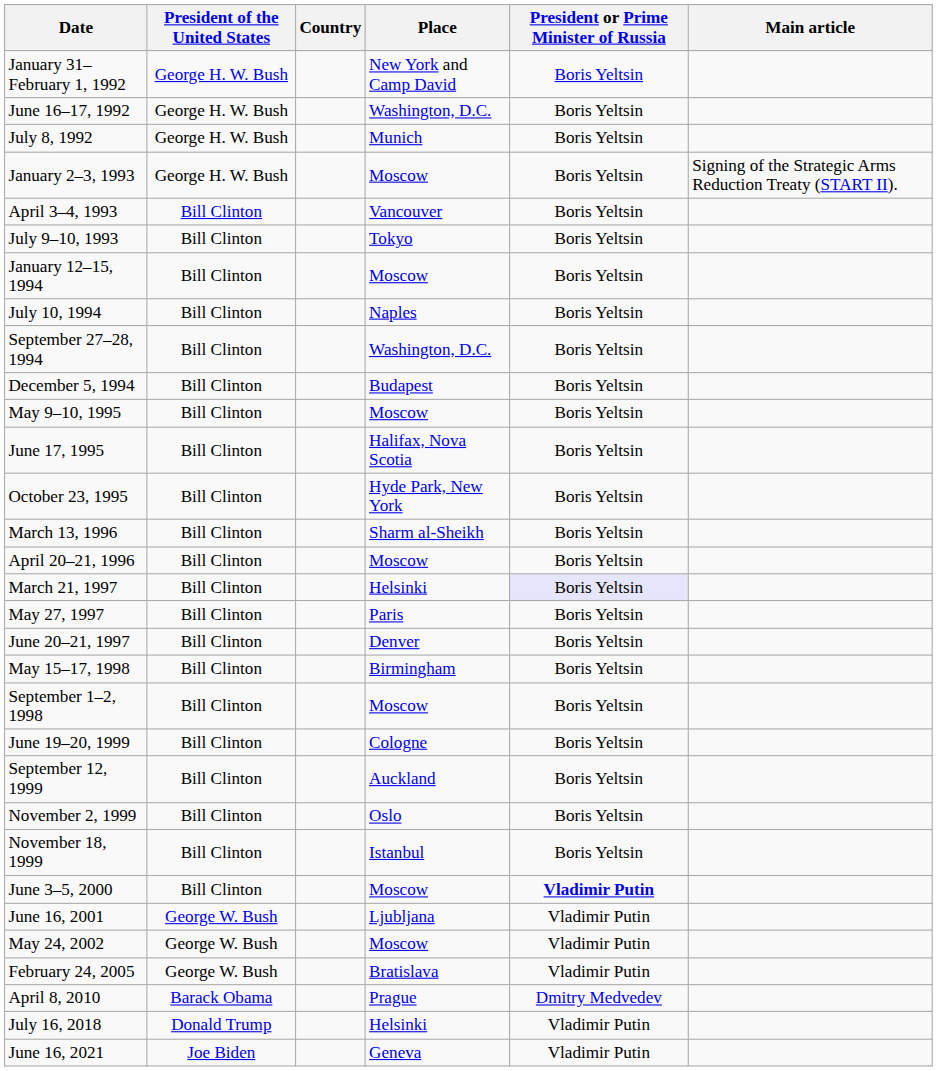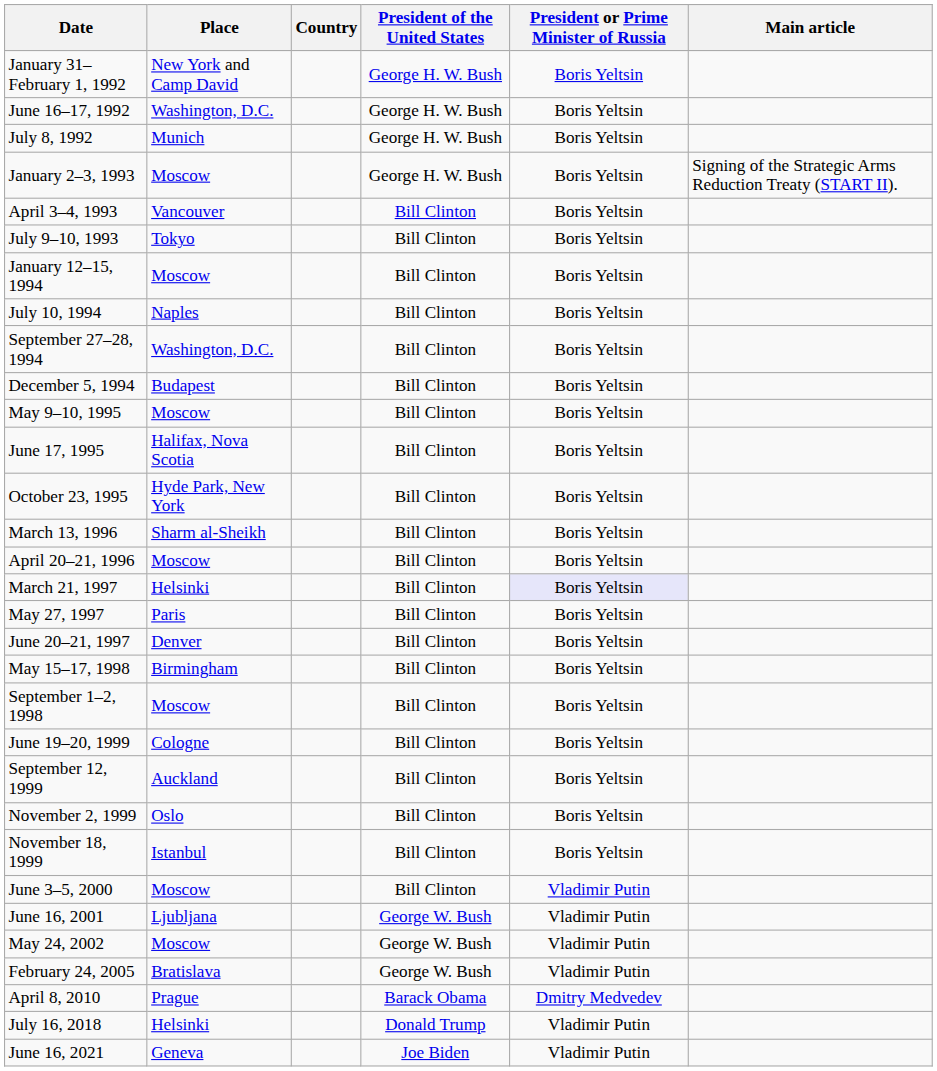columns swapped: (437, 27) <-> (221, 27)
(599, 889) bold -> (599, 889) normal
